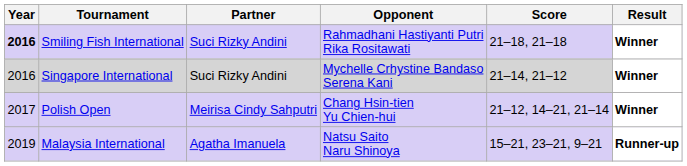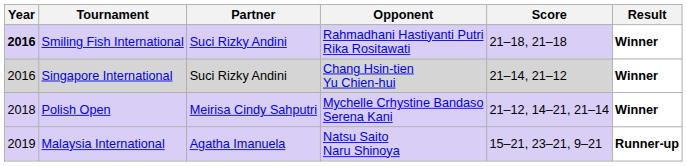(403, 76) Mychelle Crhystine Bandaso Serena Kani -> (368, 76) Chang Hsin-tien Yu Chien-hui
(21, 110) 2017 -> (21, 110) 2018
(368, 110) Chang Hsin-tien Yu Chien-hui -> (403, 110) Mychelle Crhystine Bandaso Serena Kani
